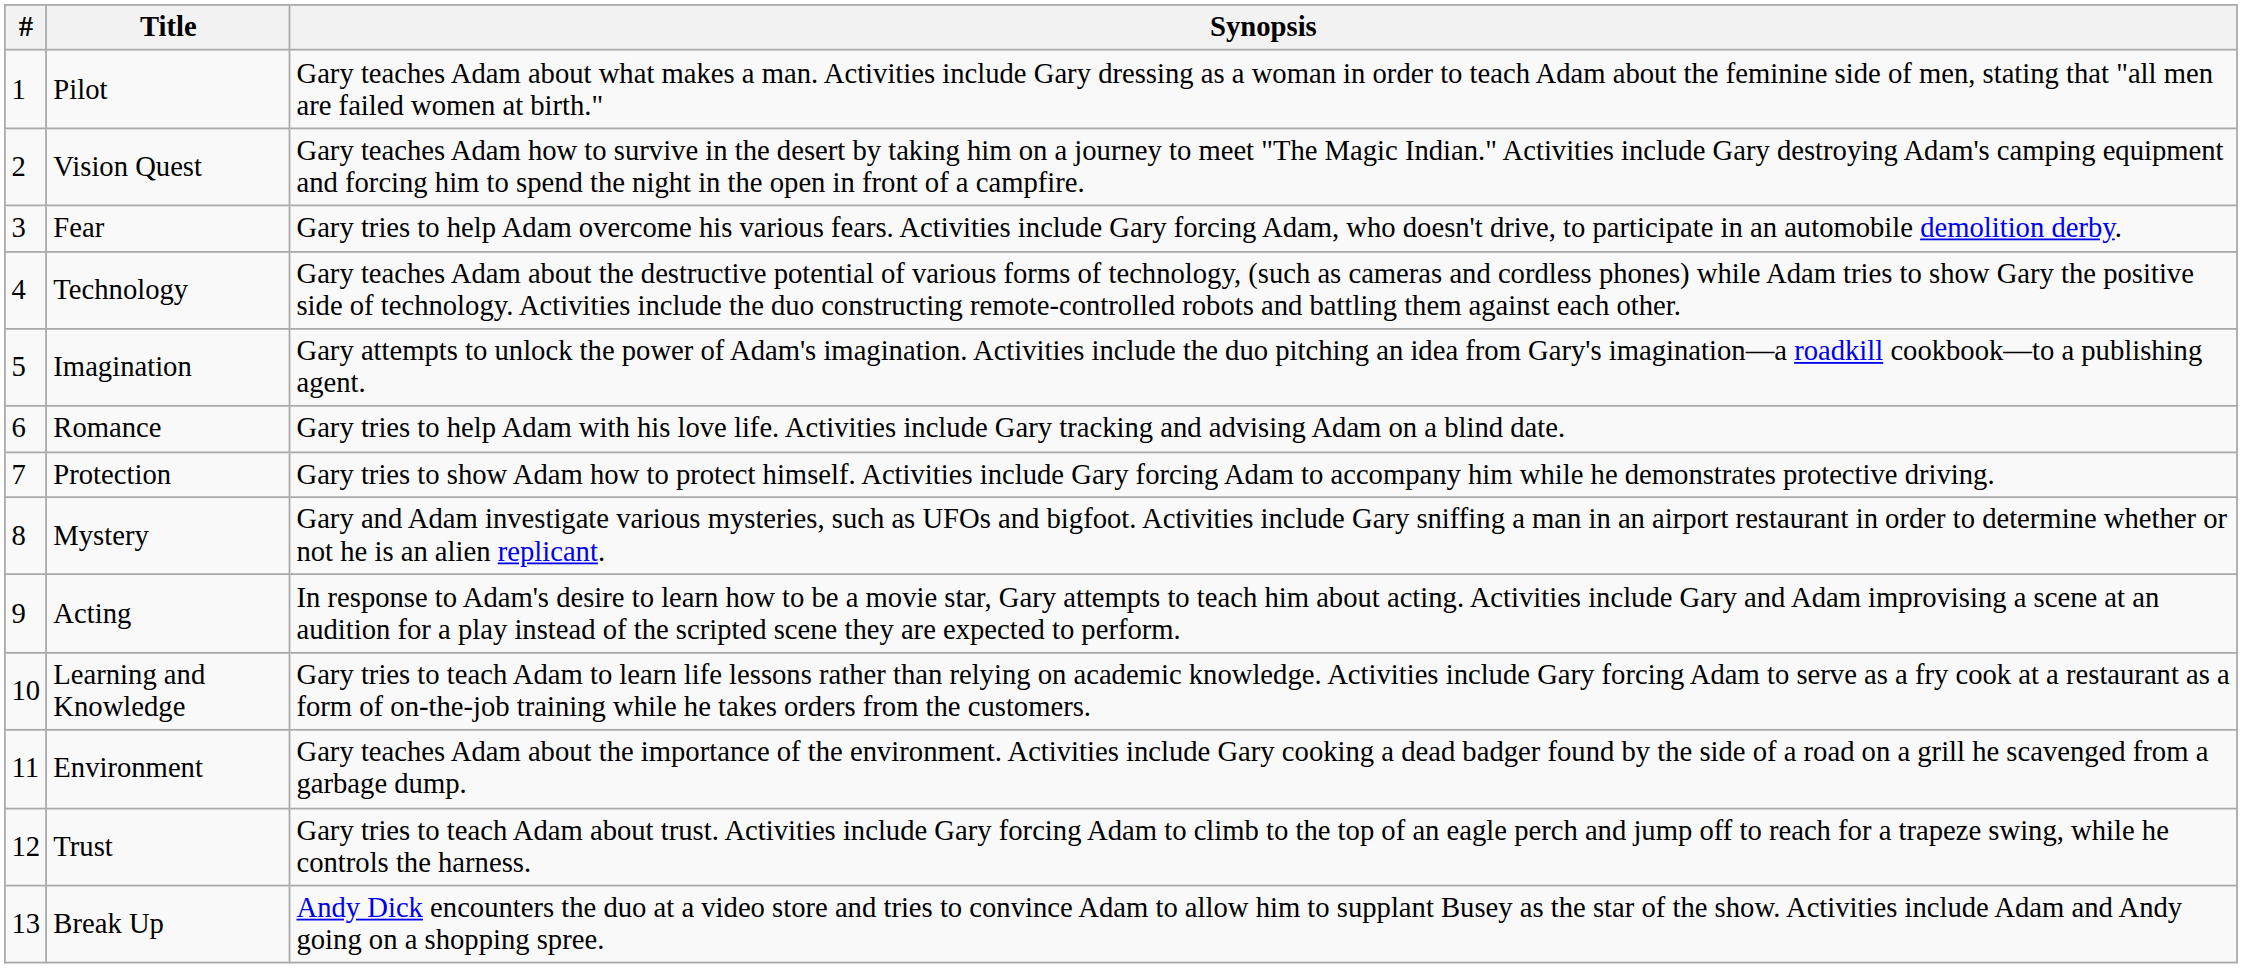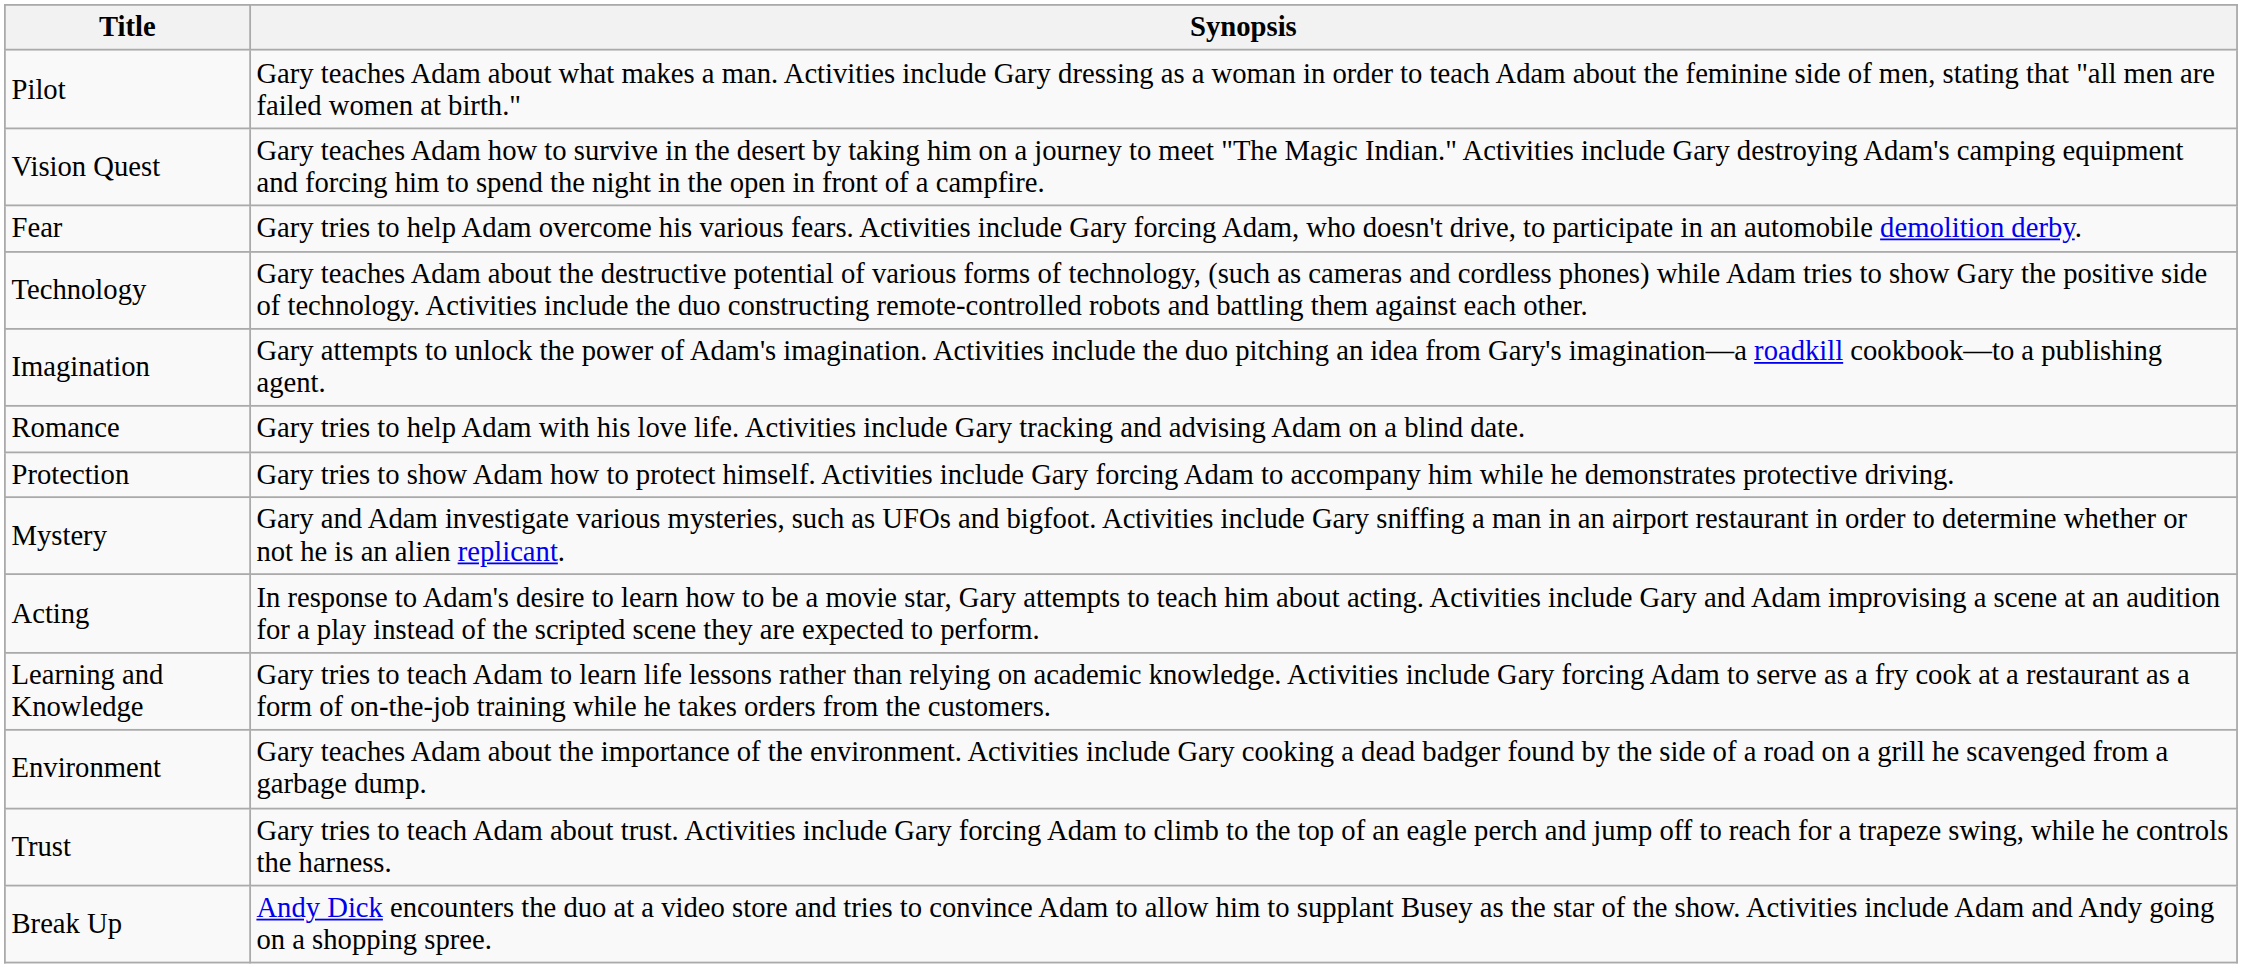- column: (26, 27)
